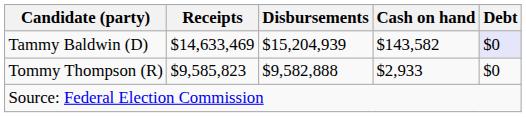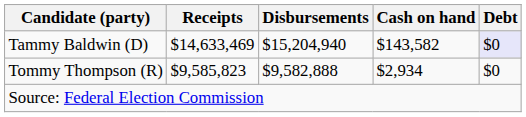(304, 44) $15,204,939 -> (304, 44) $15,204,940
(400, 71) $2,933 -> (400, 71) $2,934
